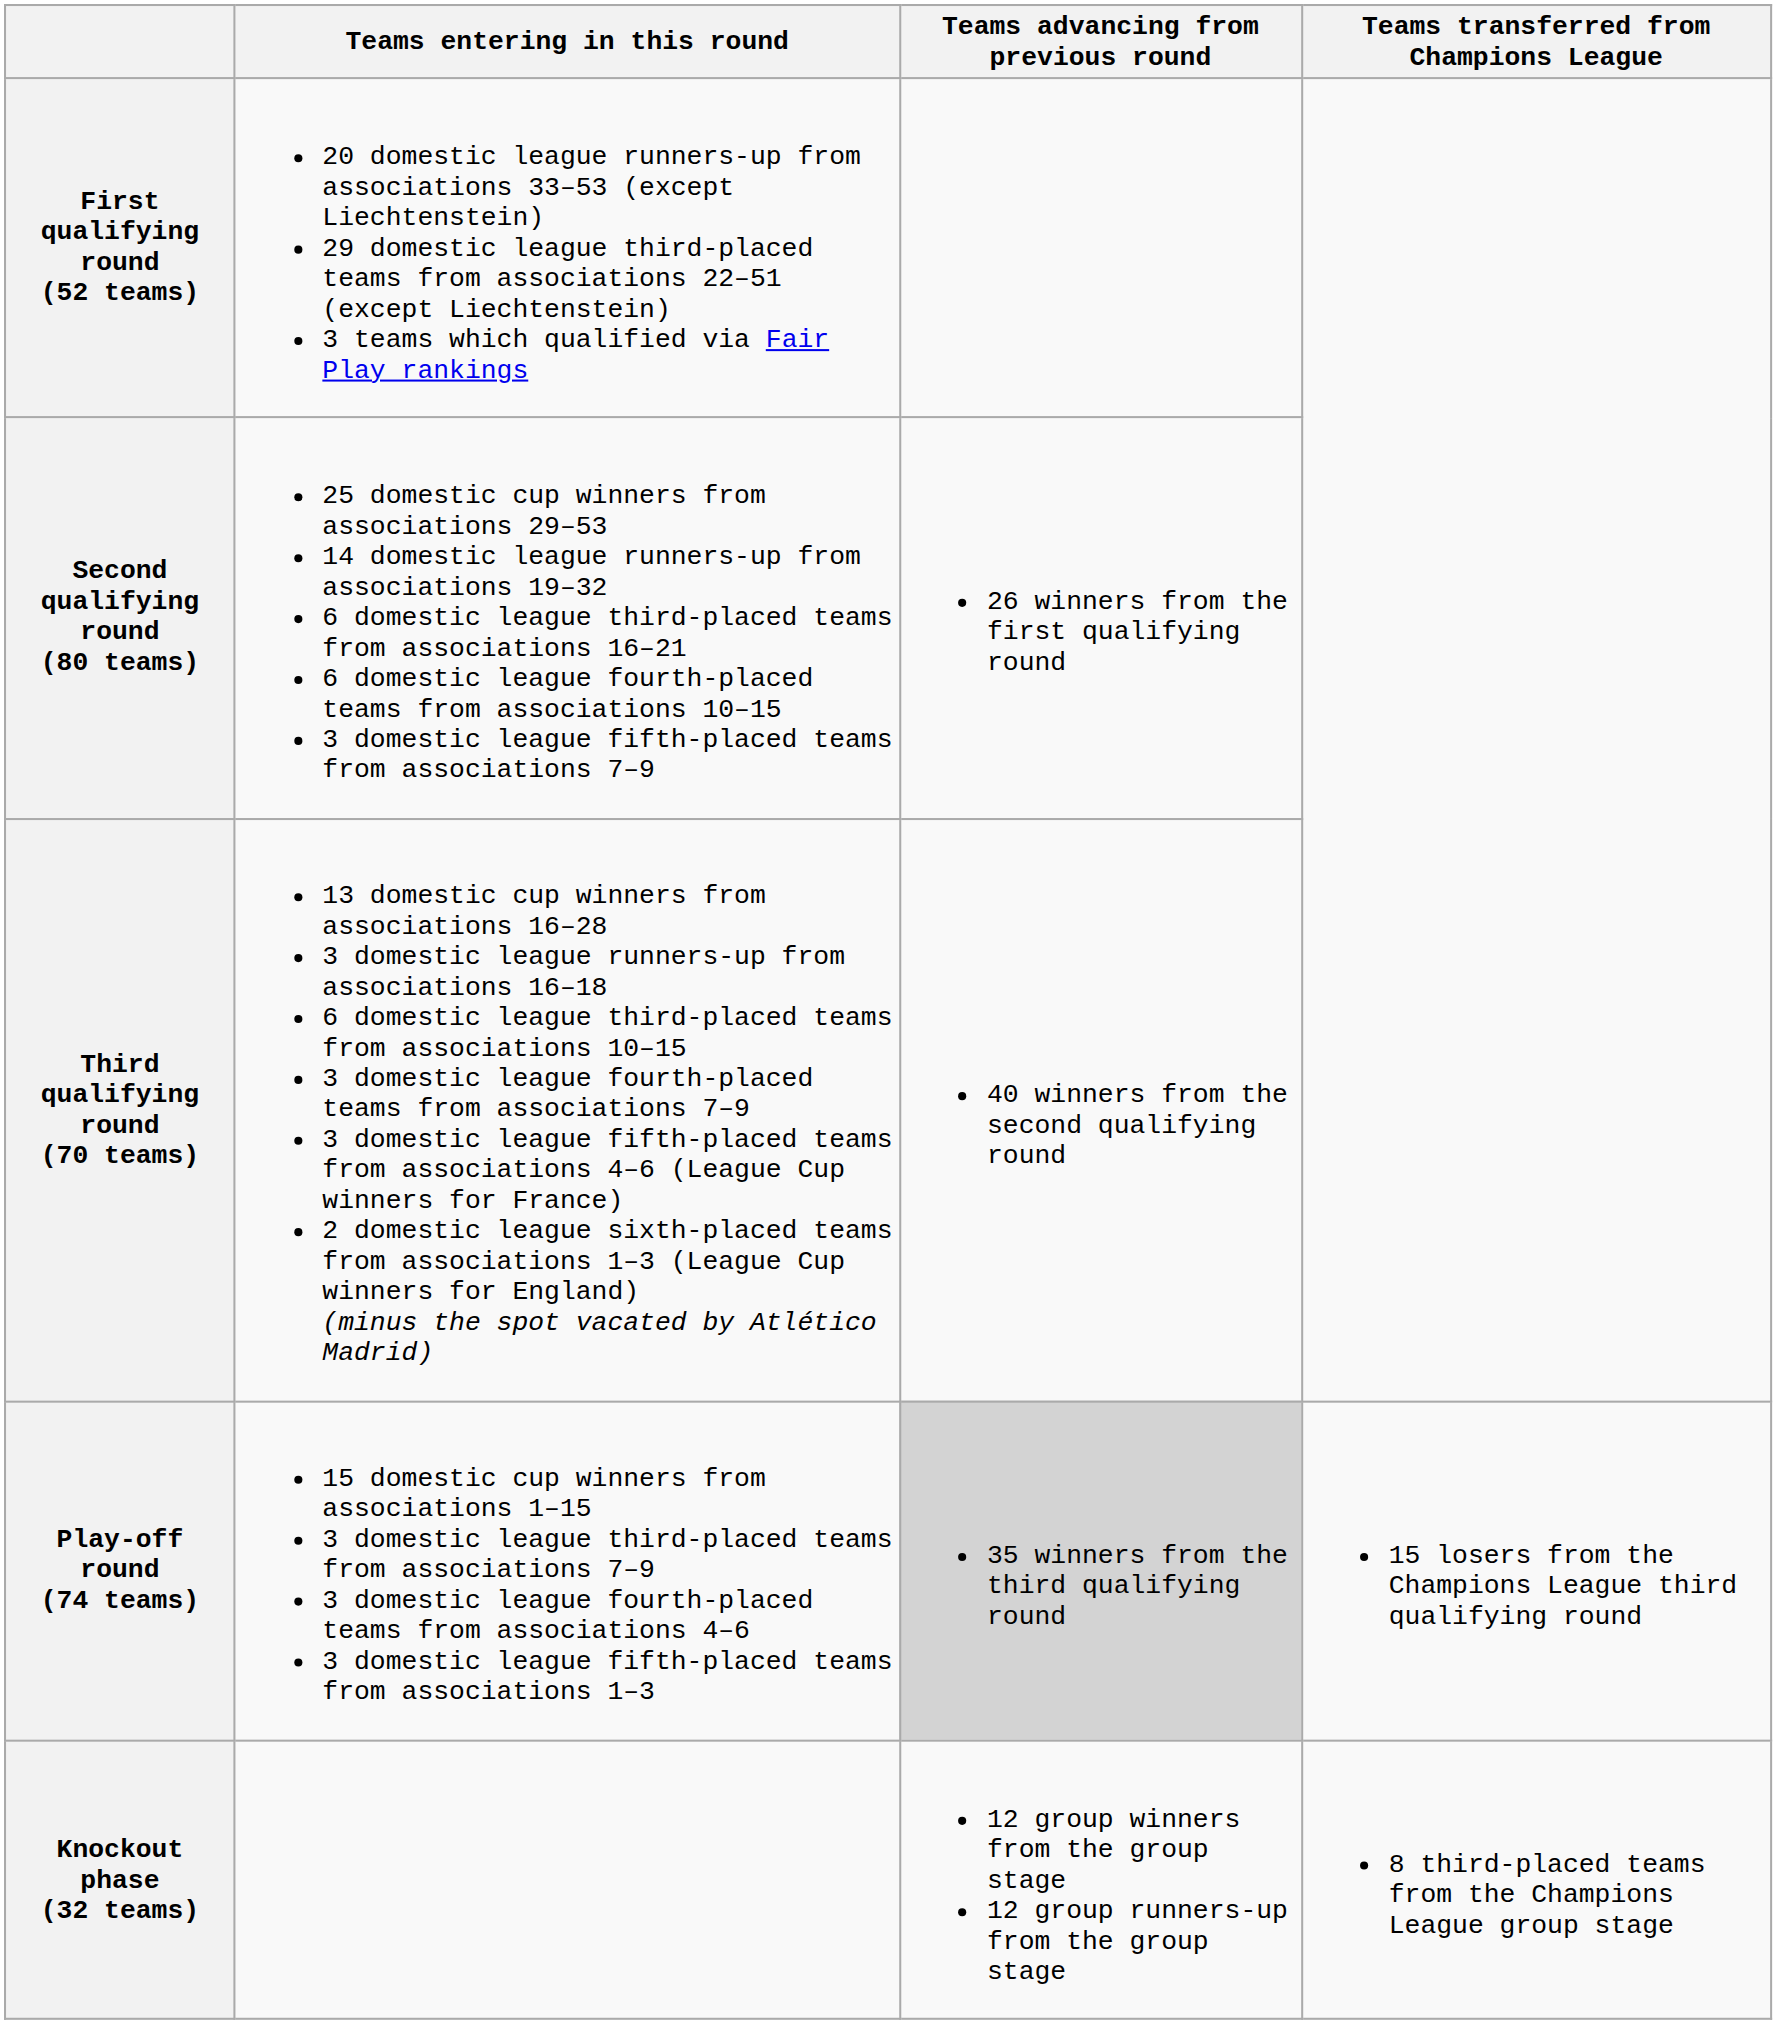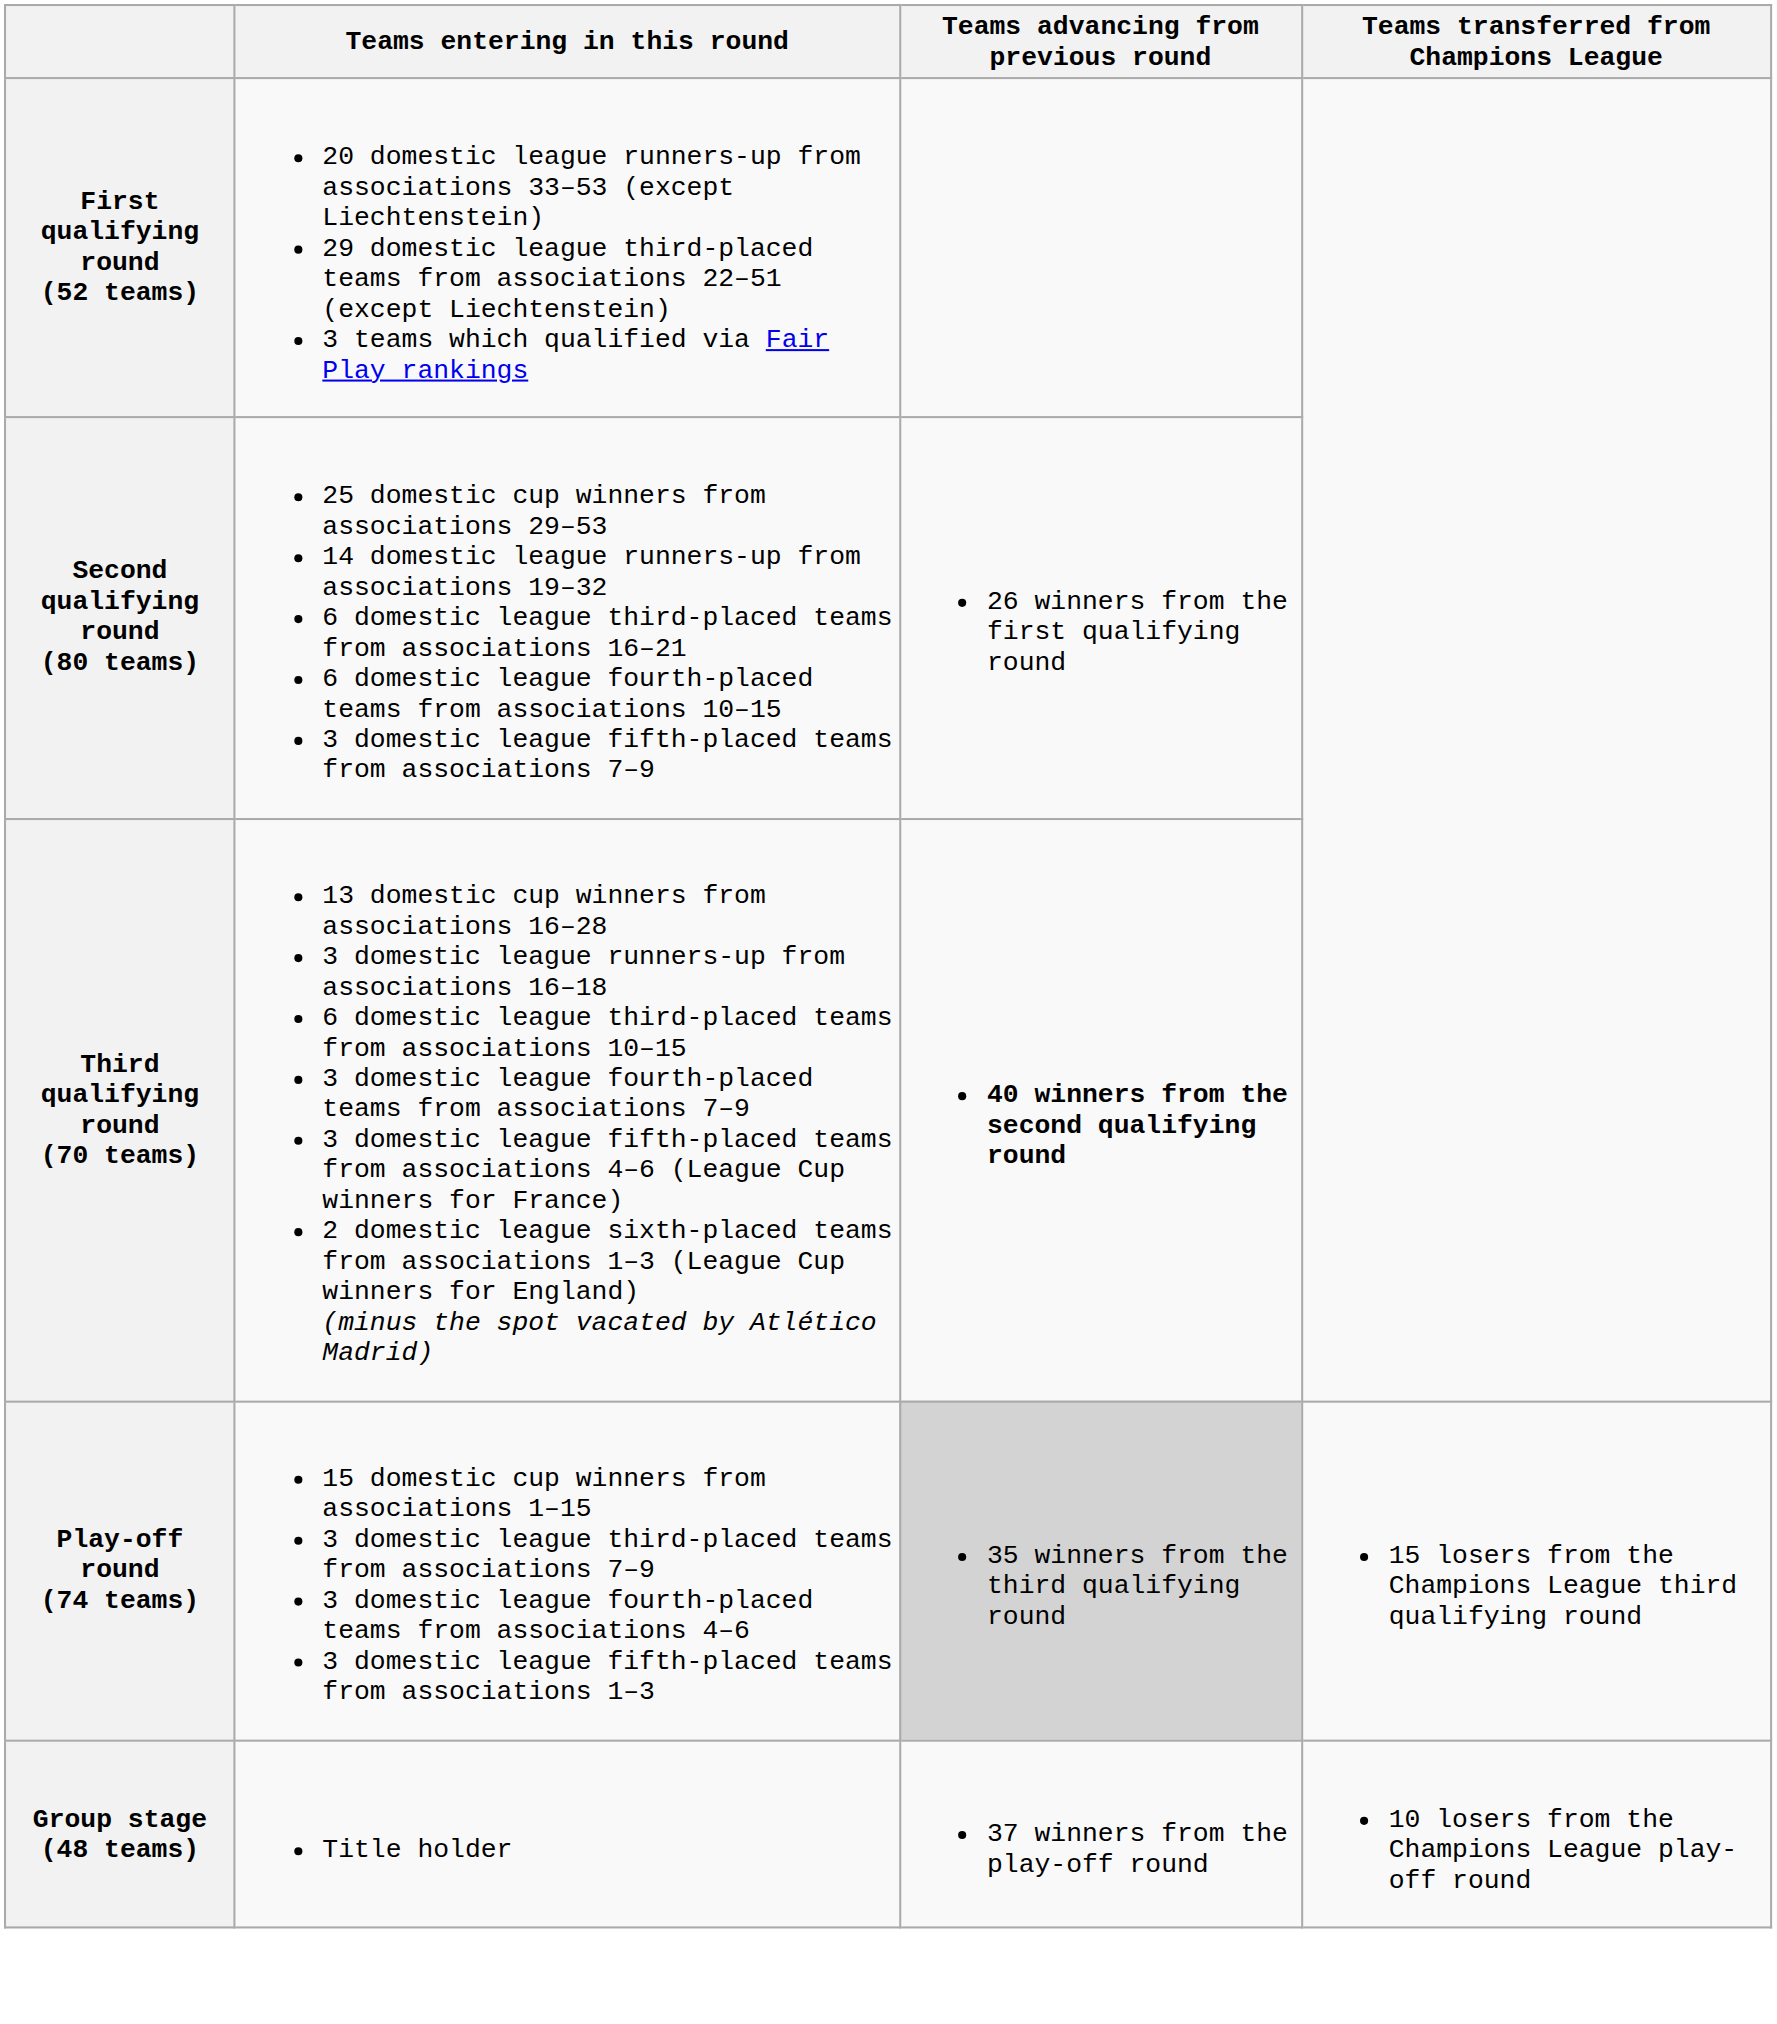(1100, 1125) normal -> (1100, 1125) bold
+ row: (120, 1834)
- row: (120, 1880)
